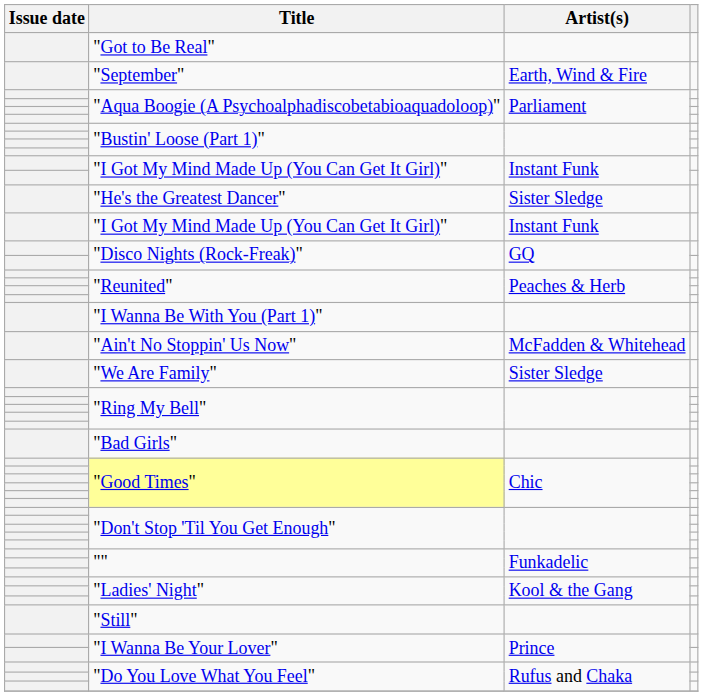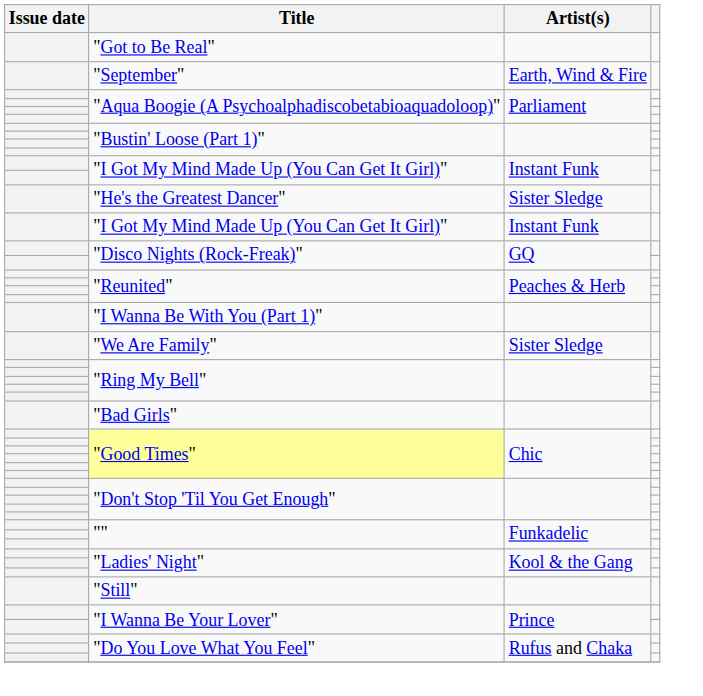- row: (195, 345)
